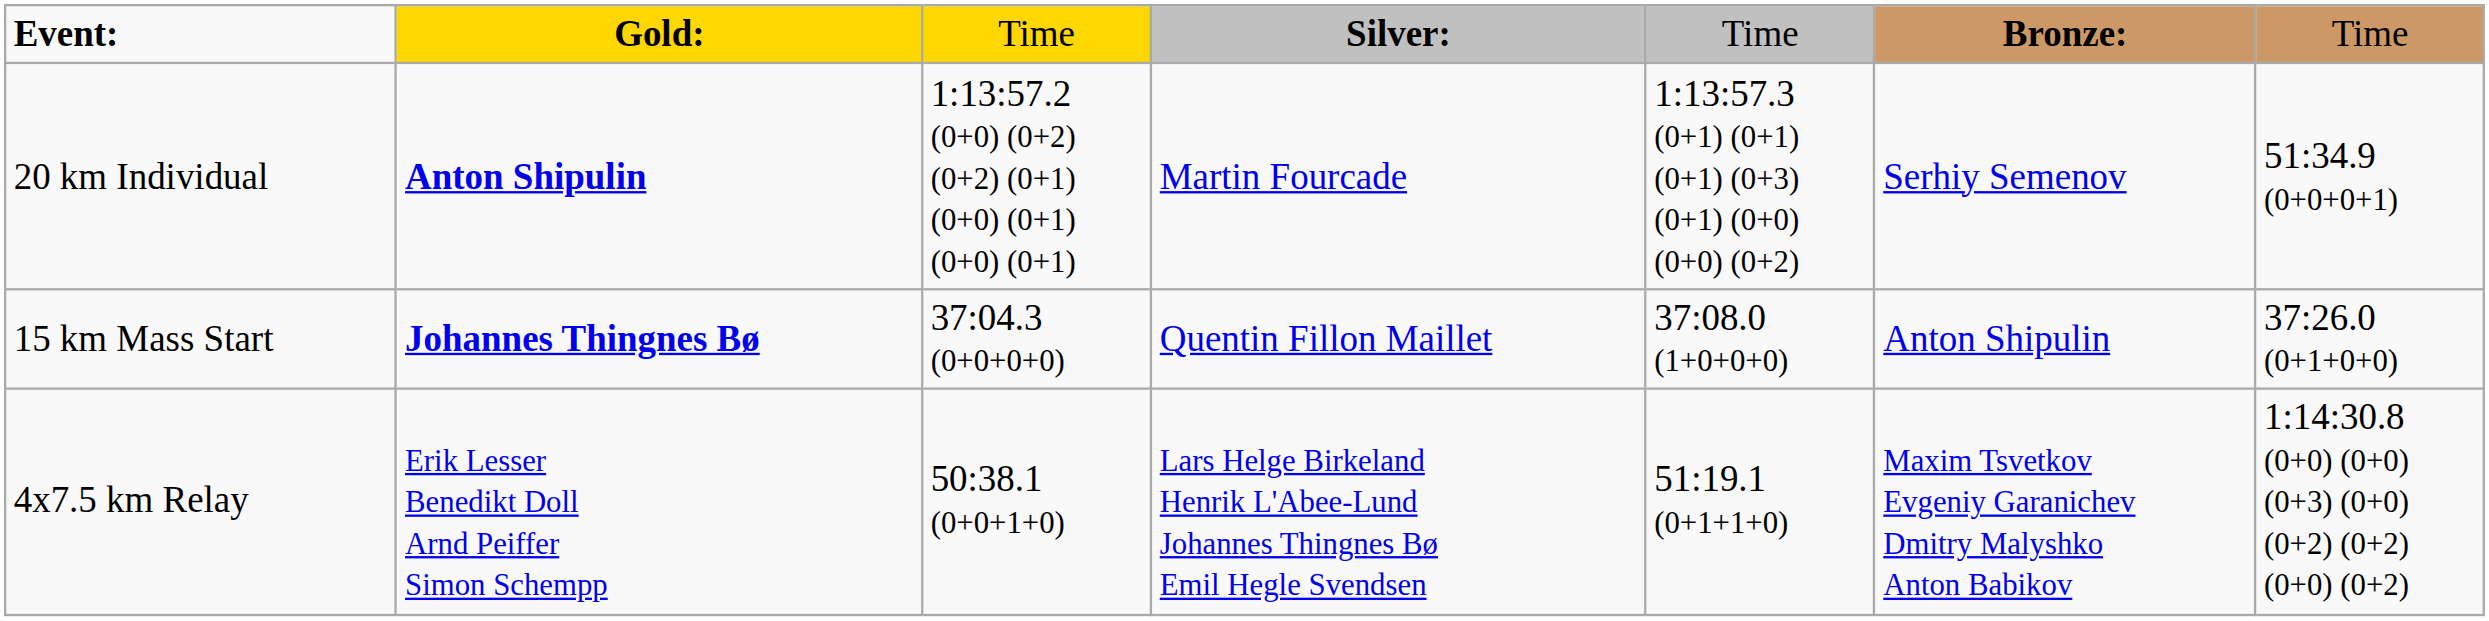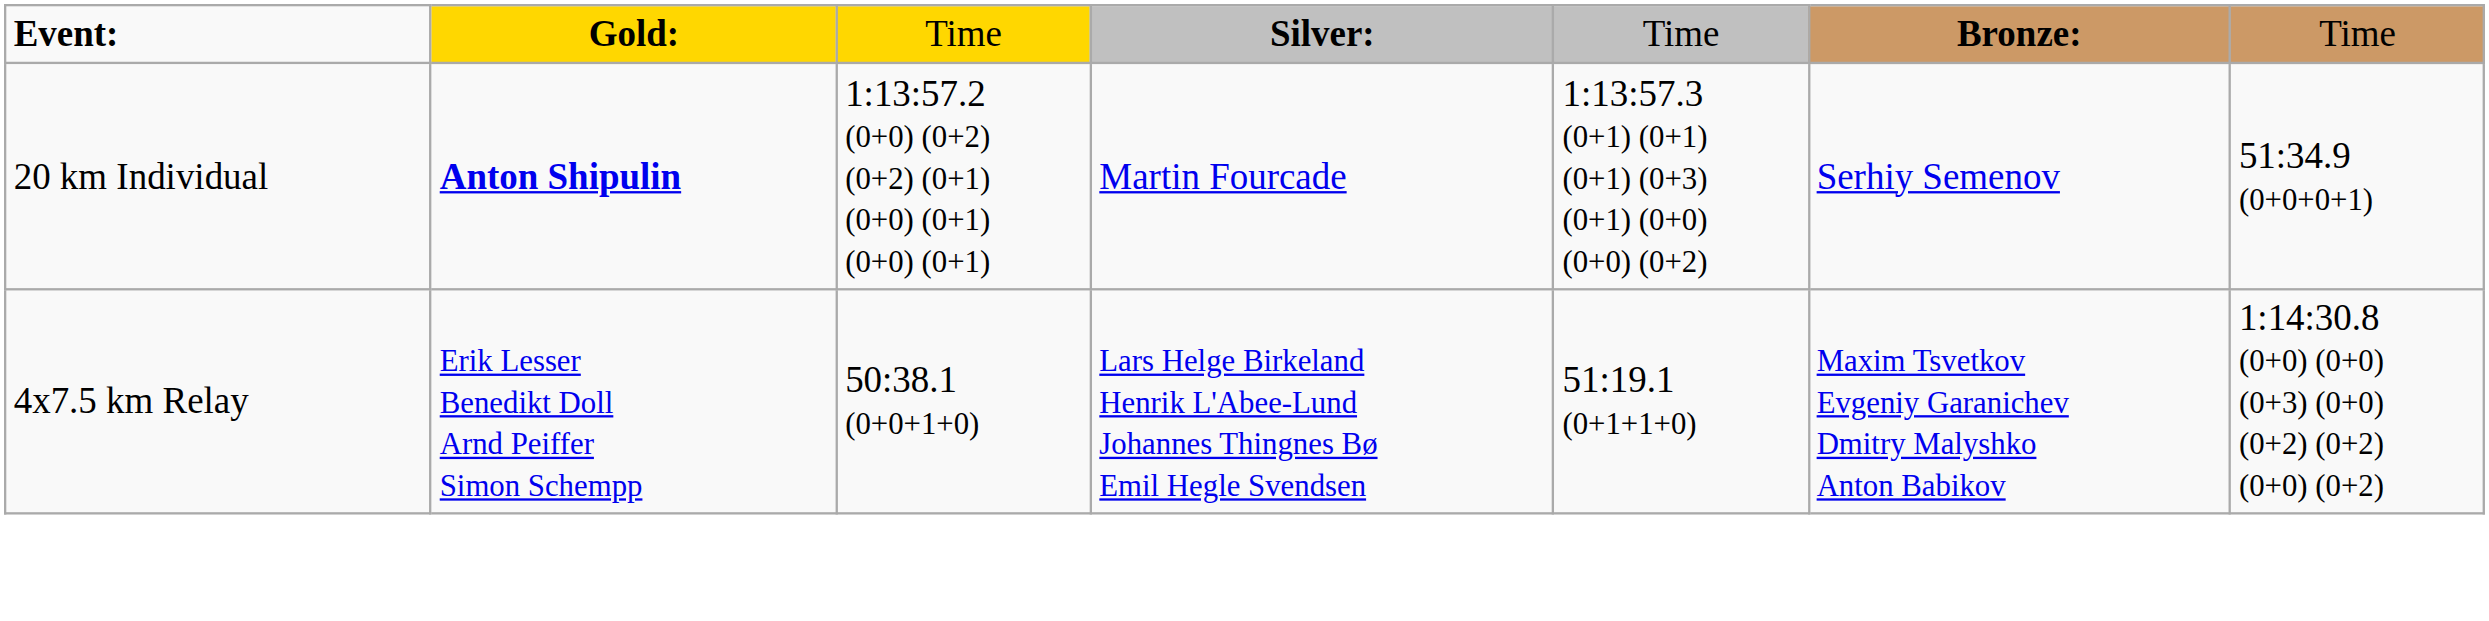- row: (144, 338)
